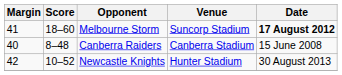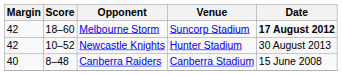(13, 29) 41 -> (13, 29) 42
rows swapped: (122, 62) <-> (120, 45)
